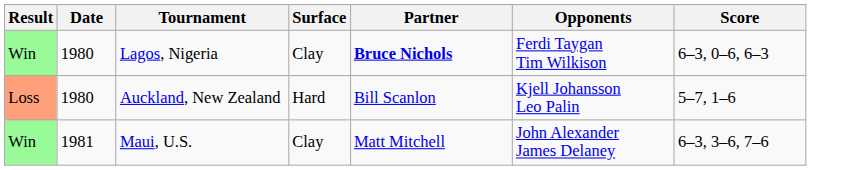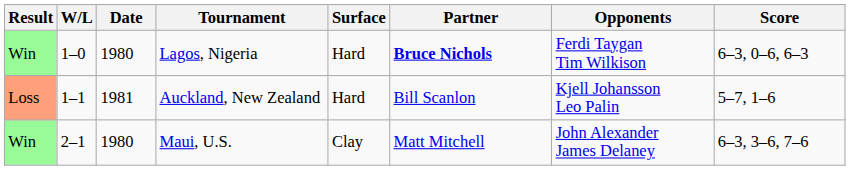+ column: (77, 17)
(308, 52) Clay -> (348, 52) Hard
(77, 97) 1980 -> (117, 97) 1981
(77, 142) 1981 -> (117, 142) 1980
